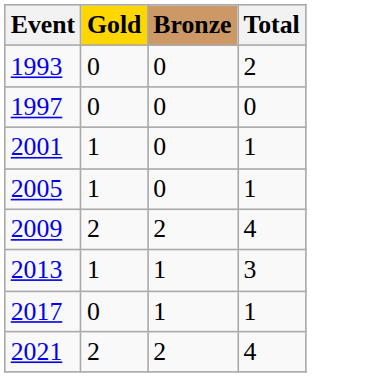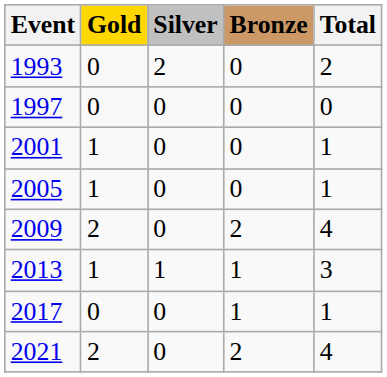+ column: (186, 24)
